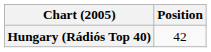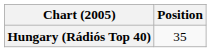(180, 36) 42 -> (180, 36) 35
